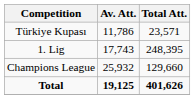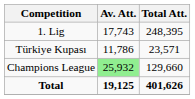rows swapped: (51, 49) <-> (51, 31)
(118, 67) no background -> (118, 67) lightgreen background
